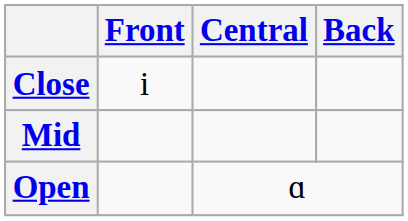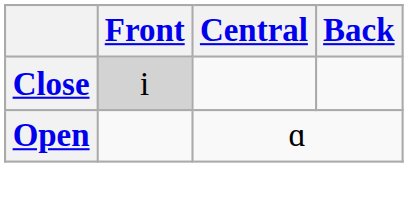(145, 82) no background -> (145, 82) lightgrey background
- row: (51, 135)
